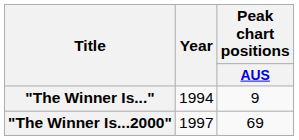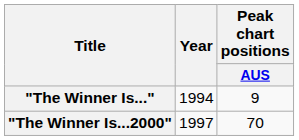(255, 123) 69 -> (255, 123) 70
